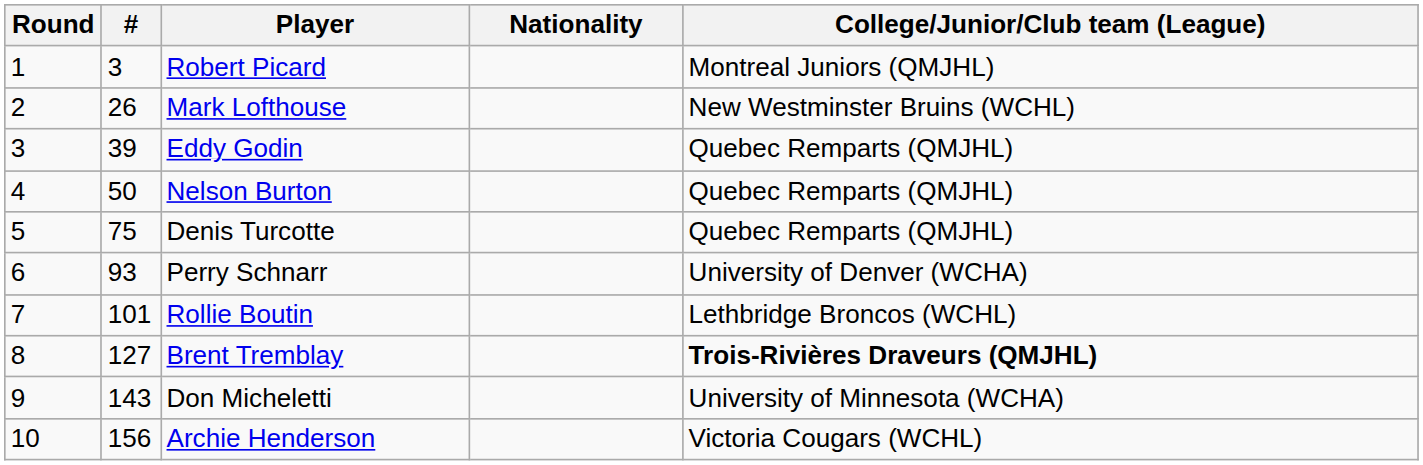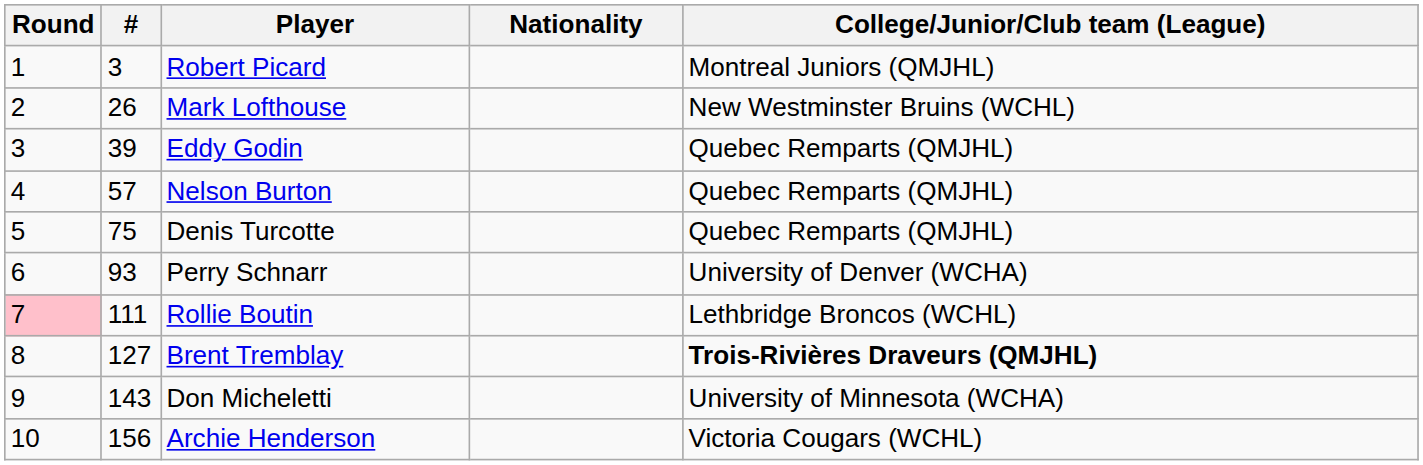(122, 190) 50 -> (122, 190) 57
(18, 314) no background -> (18, 314) pink background
(129, 314) 101 -> (128, 314) 111
